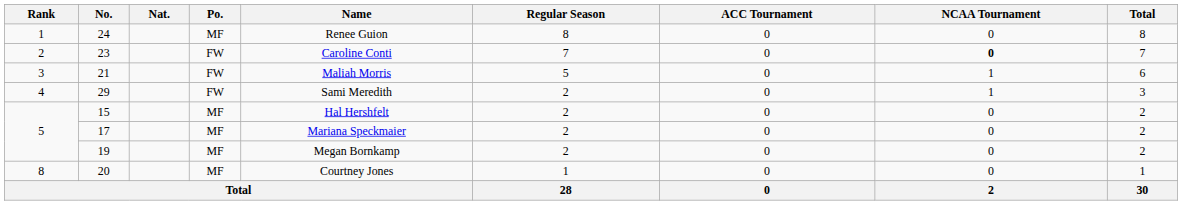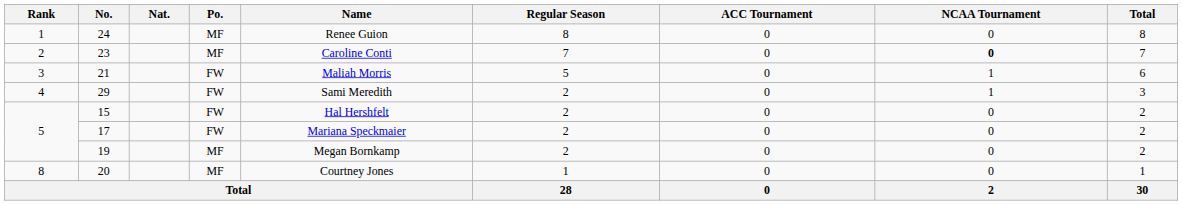(215, 53) FW -> (215, 53) MF
(215, 112) MF -> (215, 112) FW
(215, 131) MF -> (215, 131) FW
